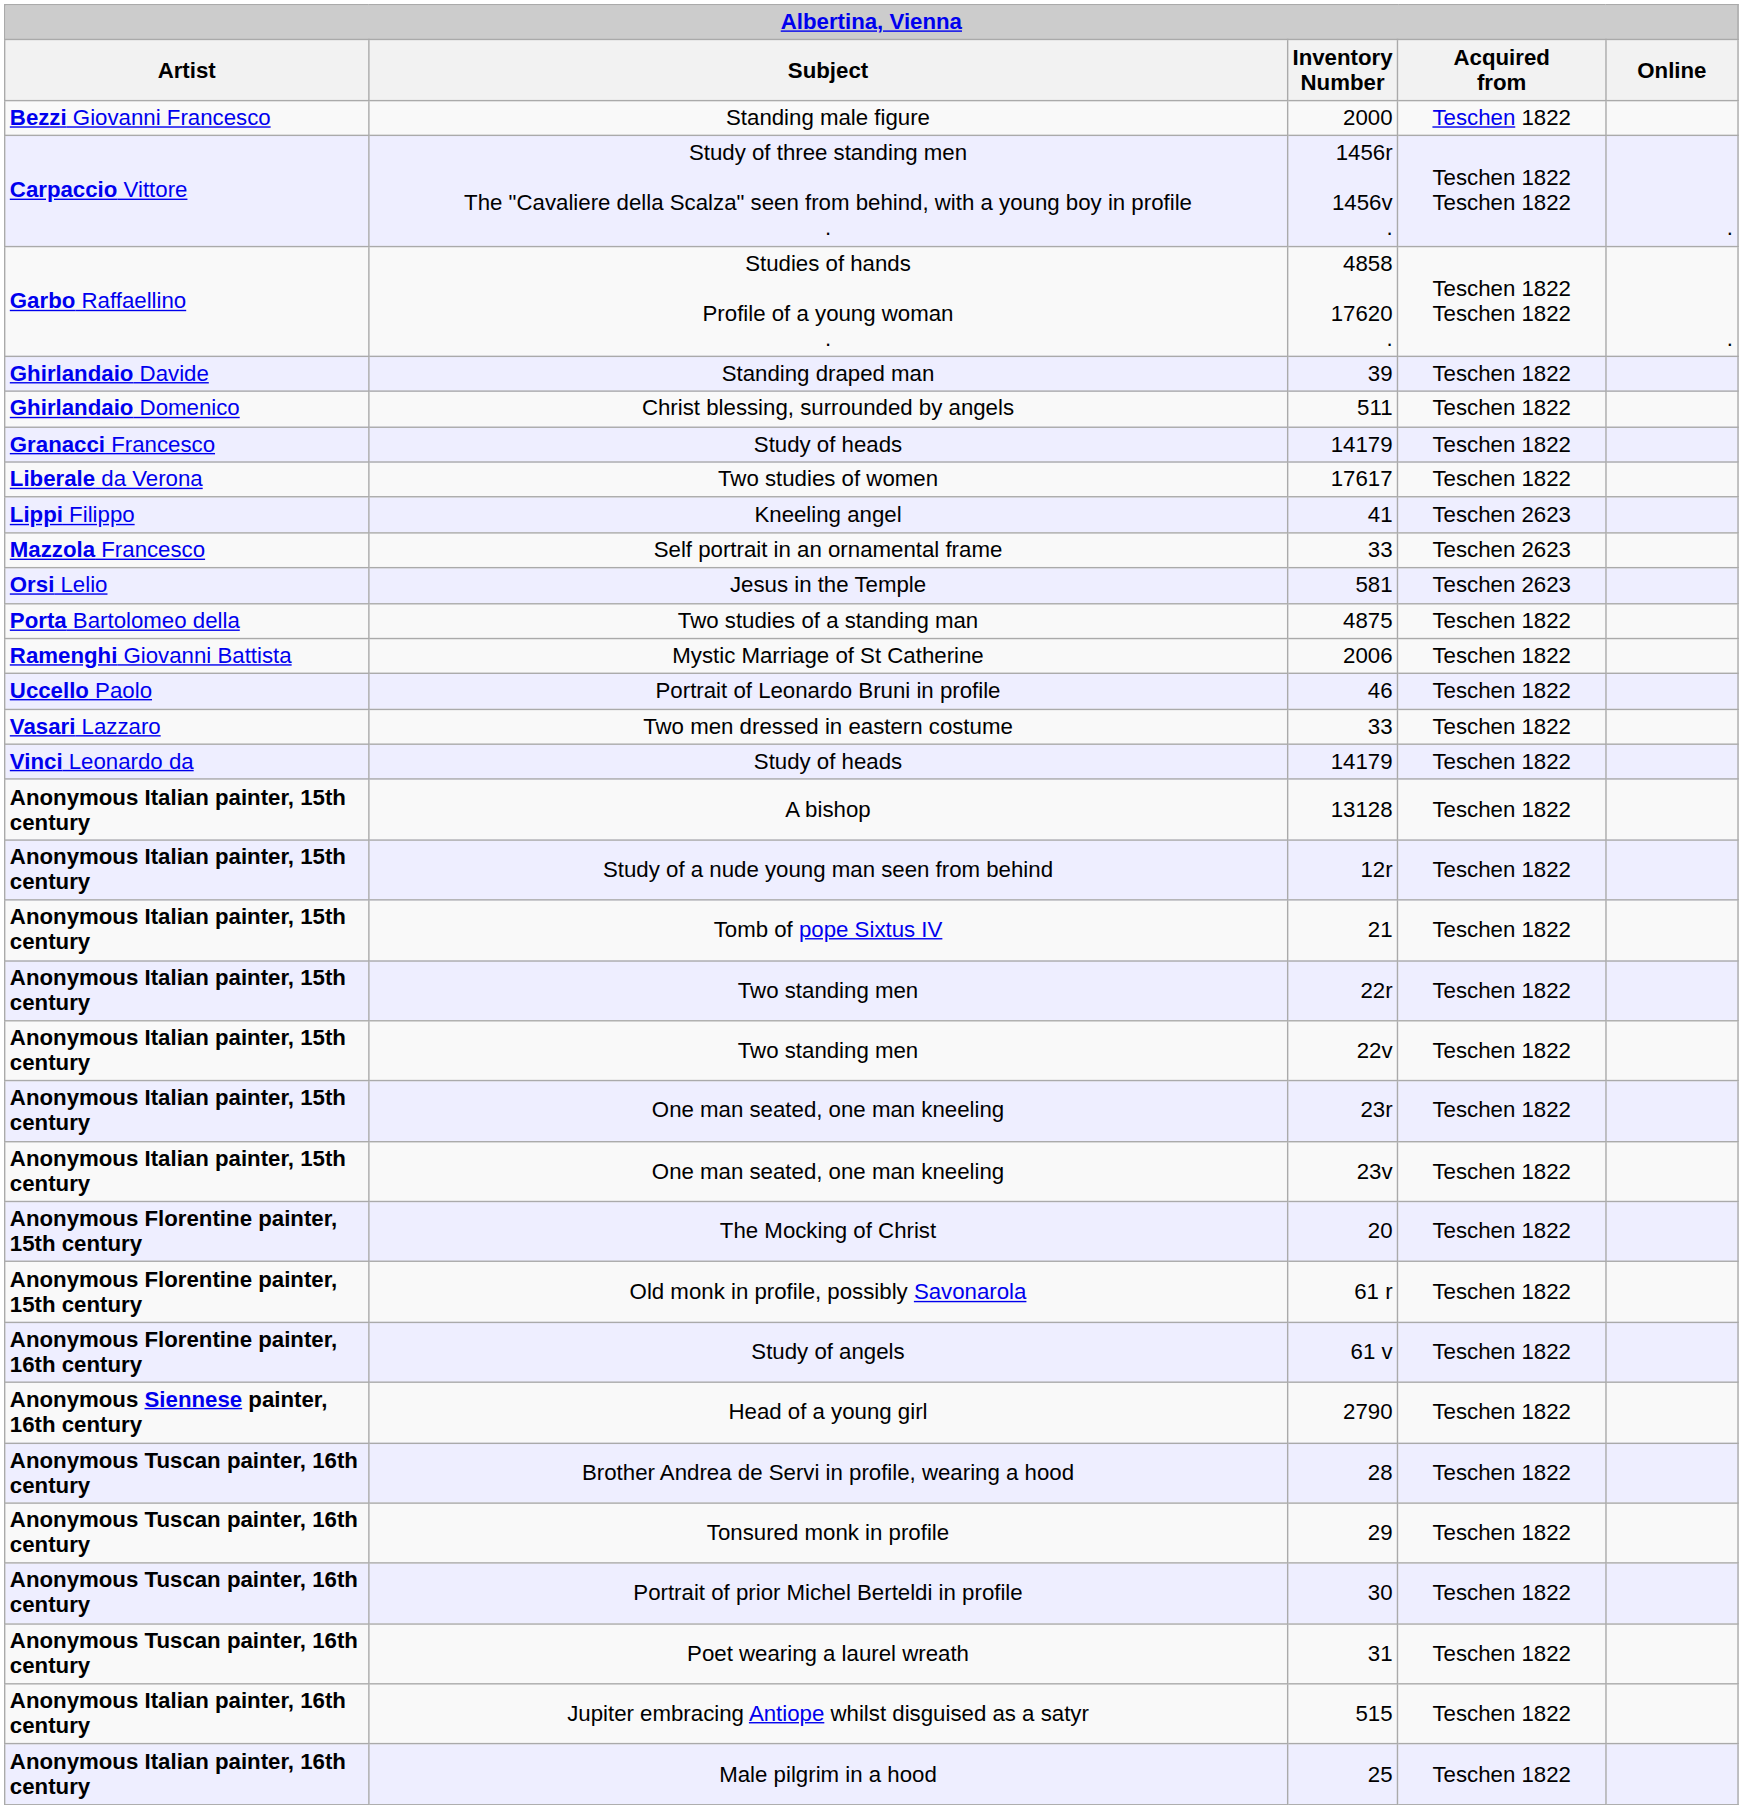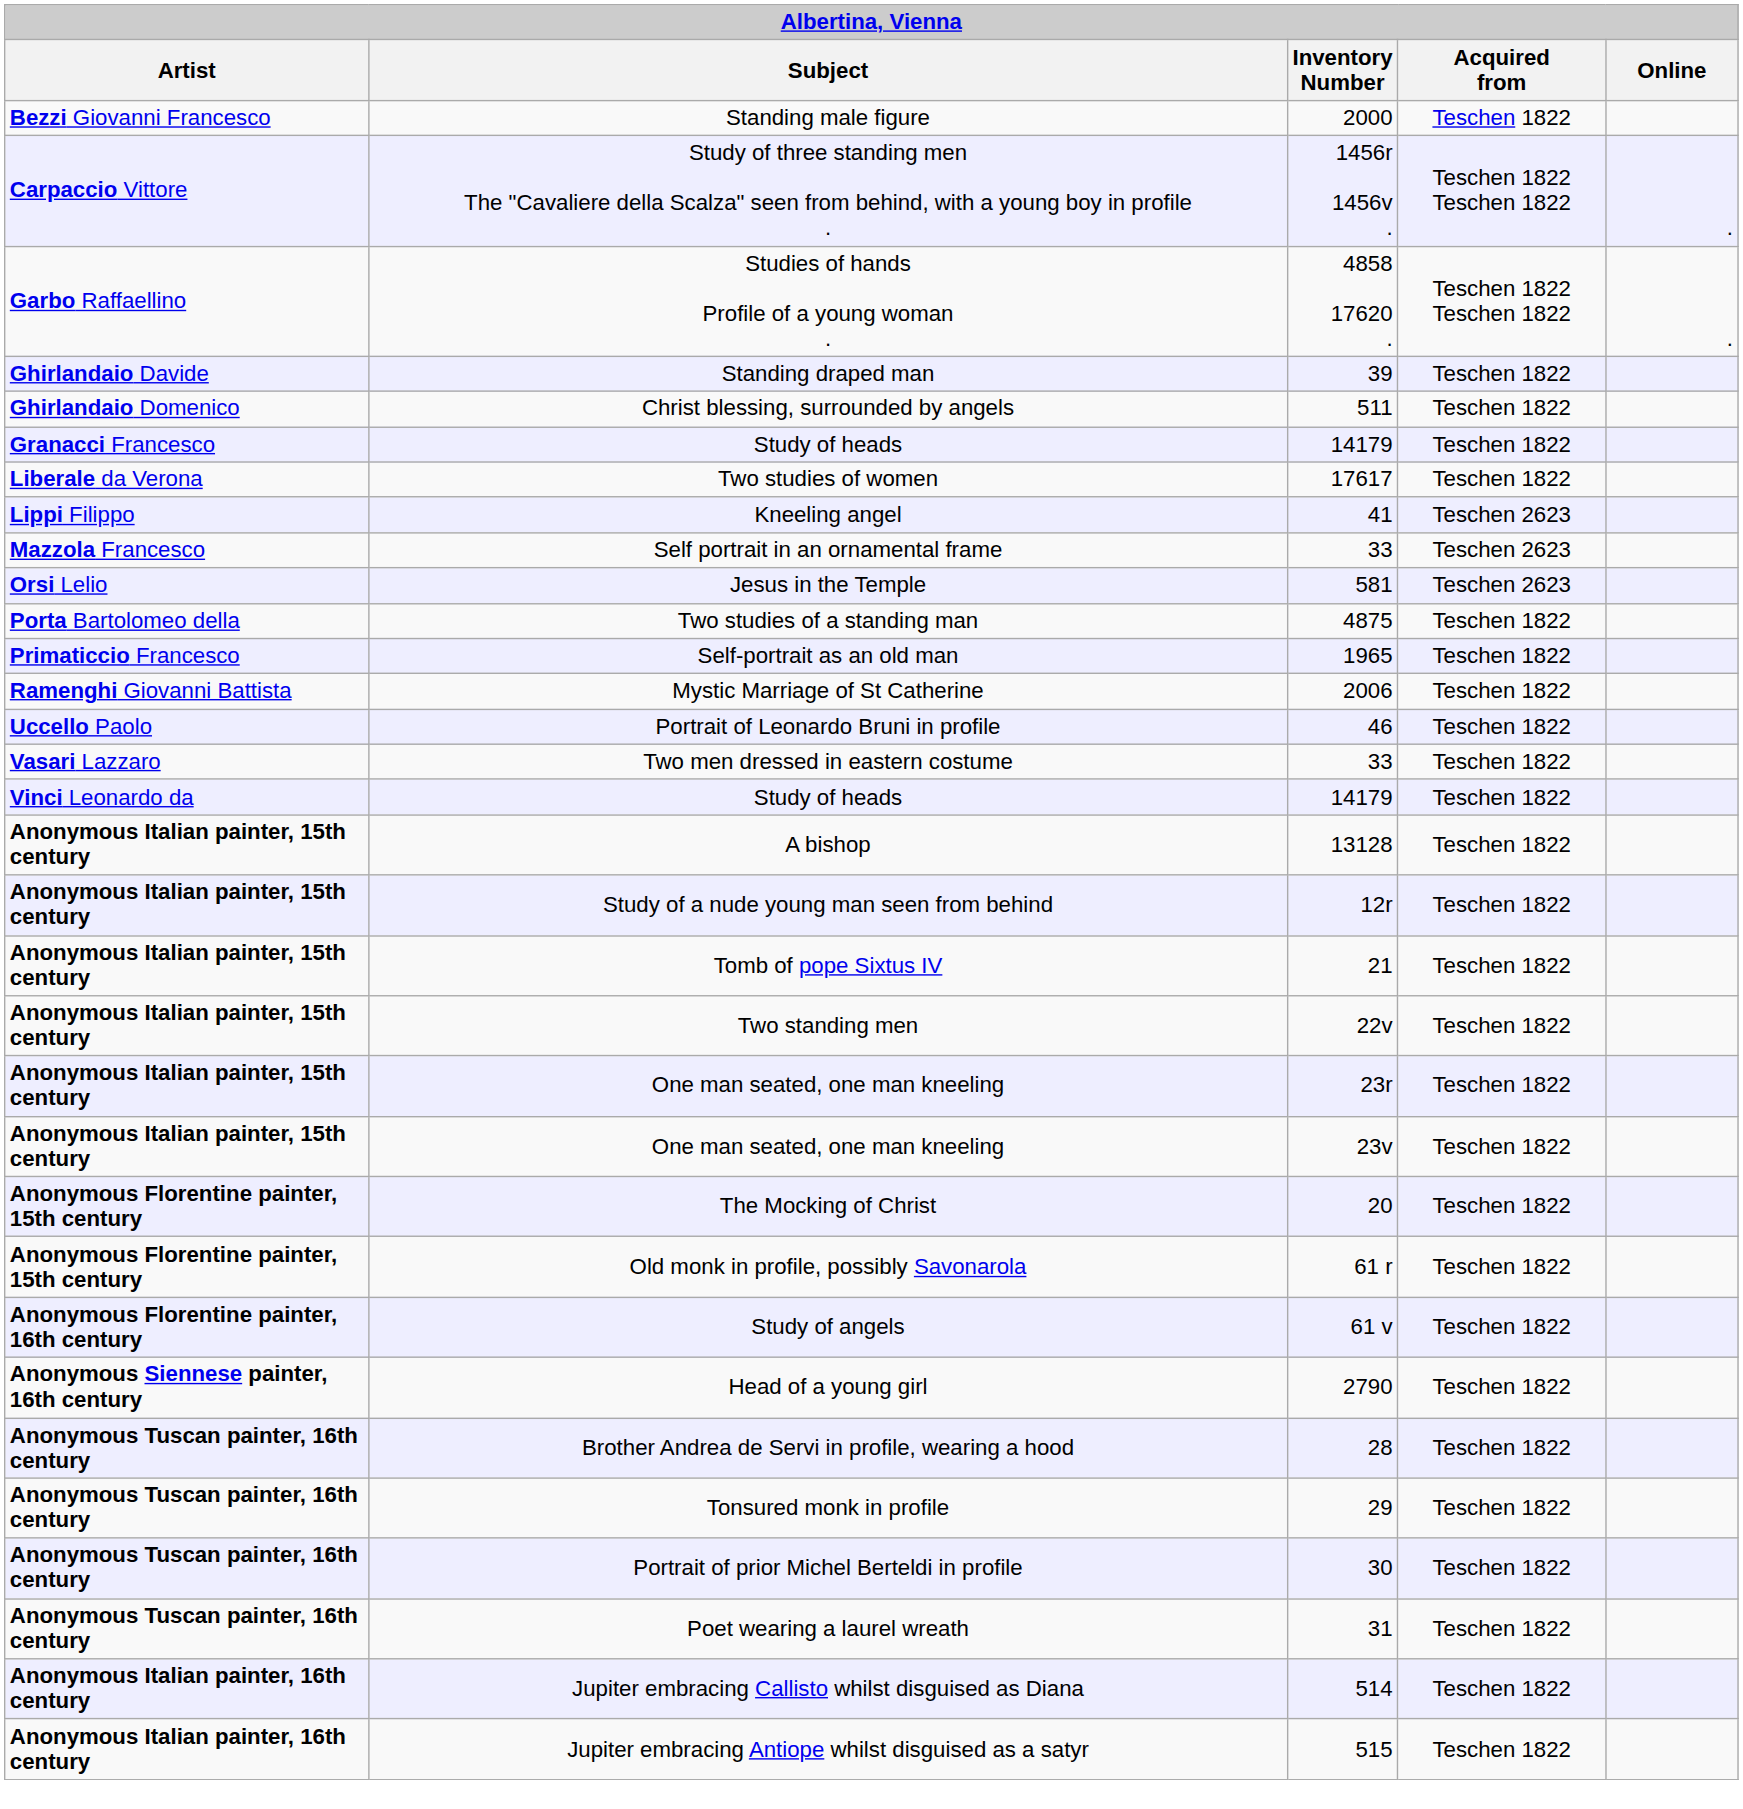+ row: (828, 655)
- row: (828, 990)
+ row: (828, 1688)
- row: (828, 1774)
